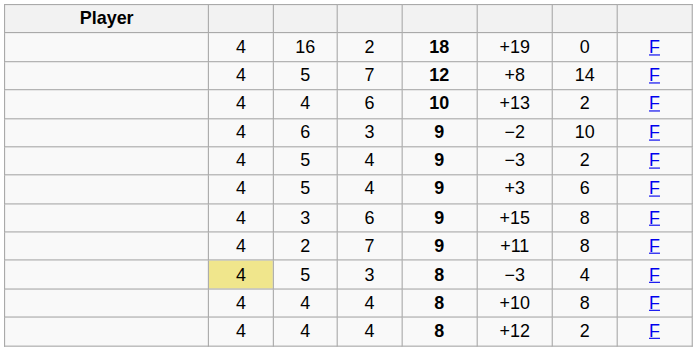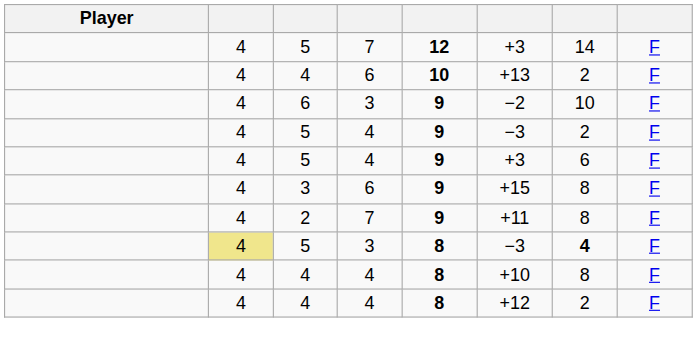- row: (305, 47)
(515, 75) +8 -> (515, 47) +3
(585, 274) normal -> (585, 246) bold
